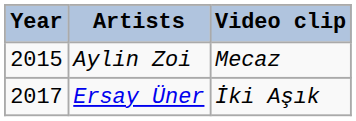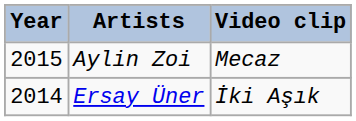(36, 97) 2017 -> (36, 97) 2014
